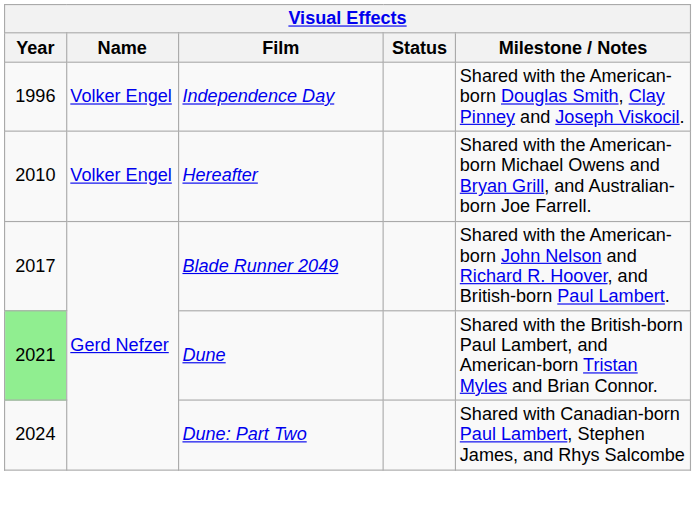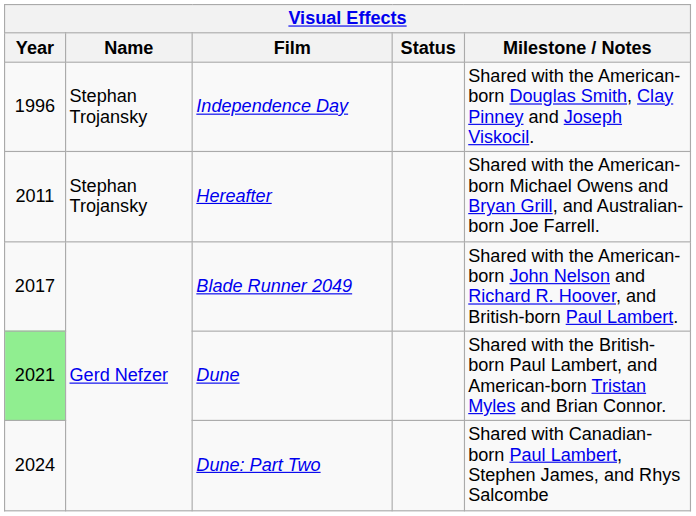(121, 96) Volker Engel -> (108, 106) Stephan Trojansky
(35, 176) 2010 -> (35, 196) 2011
(121, 176) Volker Engel -> (108, 196) Stephan Trojansky
